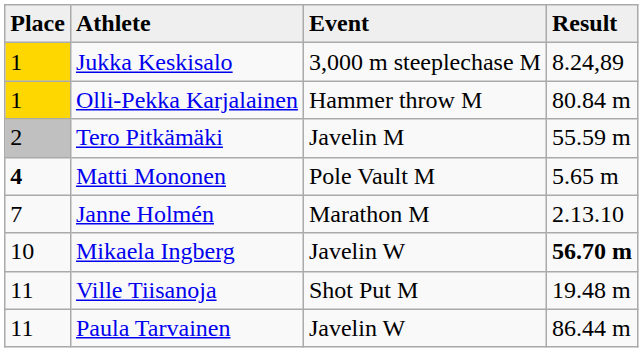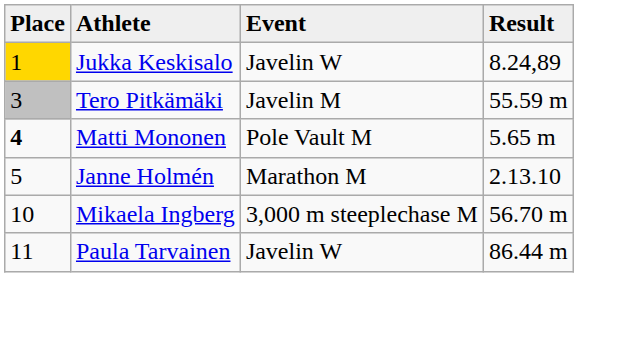(425, 61) 3,000 m steeplechase M -> (294, 61) Javelin W
- row: (187, 99)
(16, 137) 2 -> (16, 99) 3
(16, 213) 7 -> (16, 175) 5
(357, 251) Javelin W -> (362, 213) 3,000 m steeplechase M
(592, 251) bold -> (528, 213) normal
- row: (146, 289)
